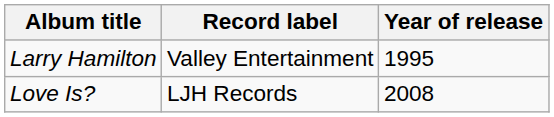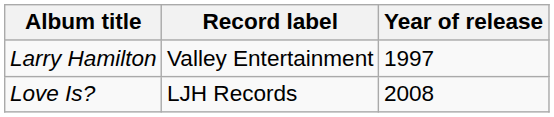(409, 58) 1995 -> (409, 58) 1997
